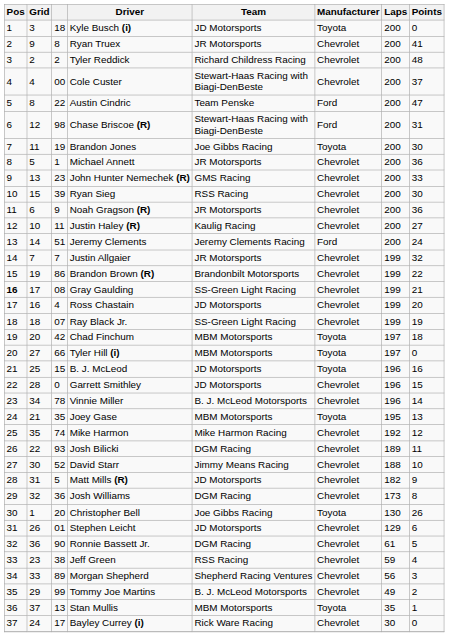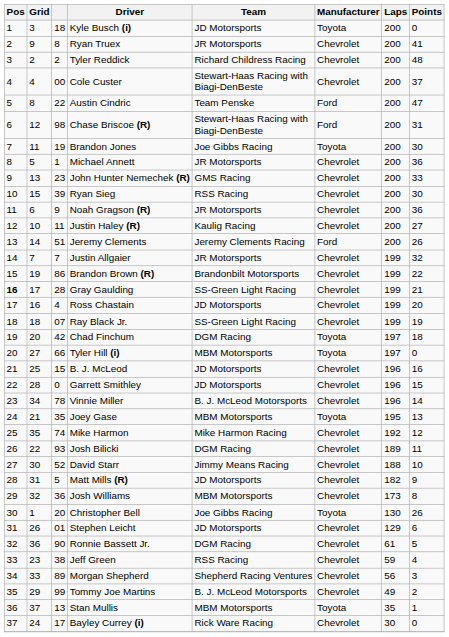(417, 241) 24 -> (417, 241) 26
(60, 289) 08 -> (60, 289) 28
(233, 337) MBM Motorsports -> (223, 337) DGM Racing
(332, 368) Toyota -> (338, 368) Chevrolet
(223, 496) DGM Racing -> (233, 496) MBM Motorsports
